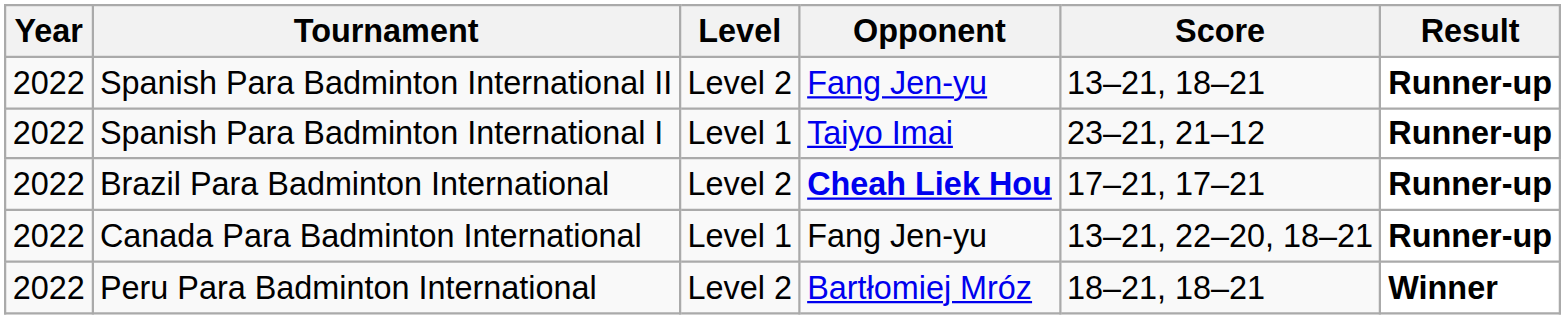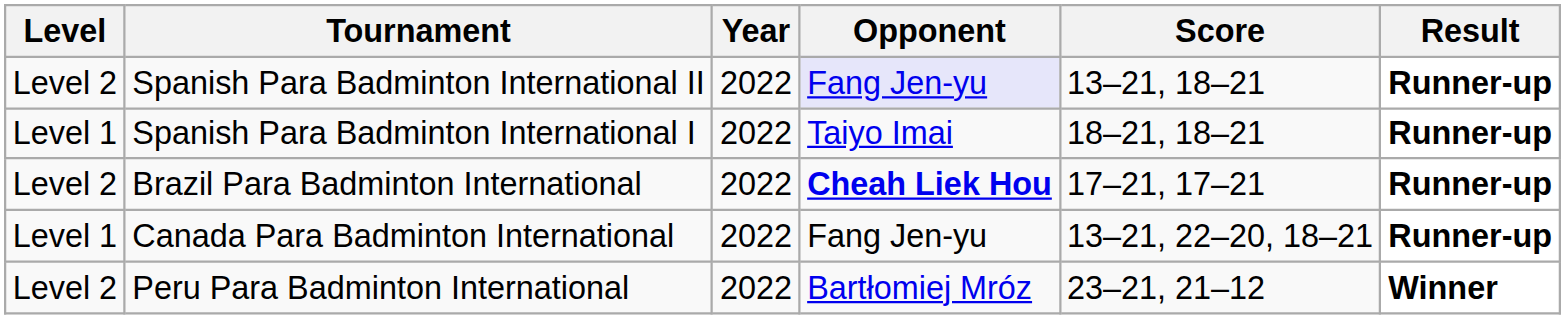columns swapped: (49, 31) <-> (740, 31)
(897, 82) no background -> (897, 82) lavender background
(1166, 133) 23–21, 21–12 -> (1166, 133) 18–21, 18–21
(1166, 287) 18–21, 18–21 -> (1166, 287) 23–21, 21–12
